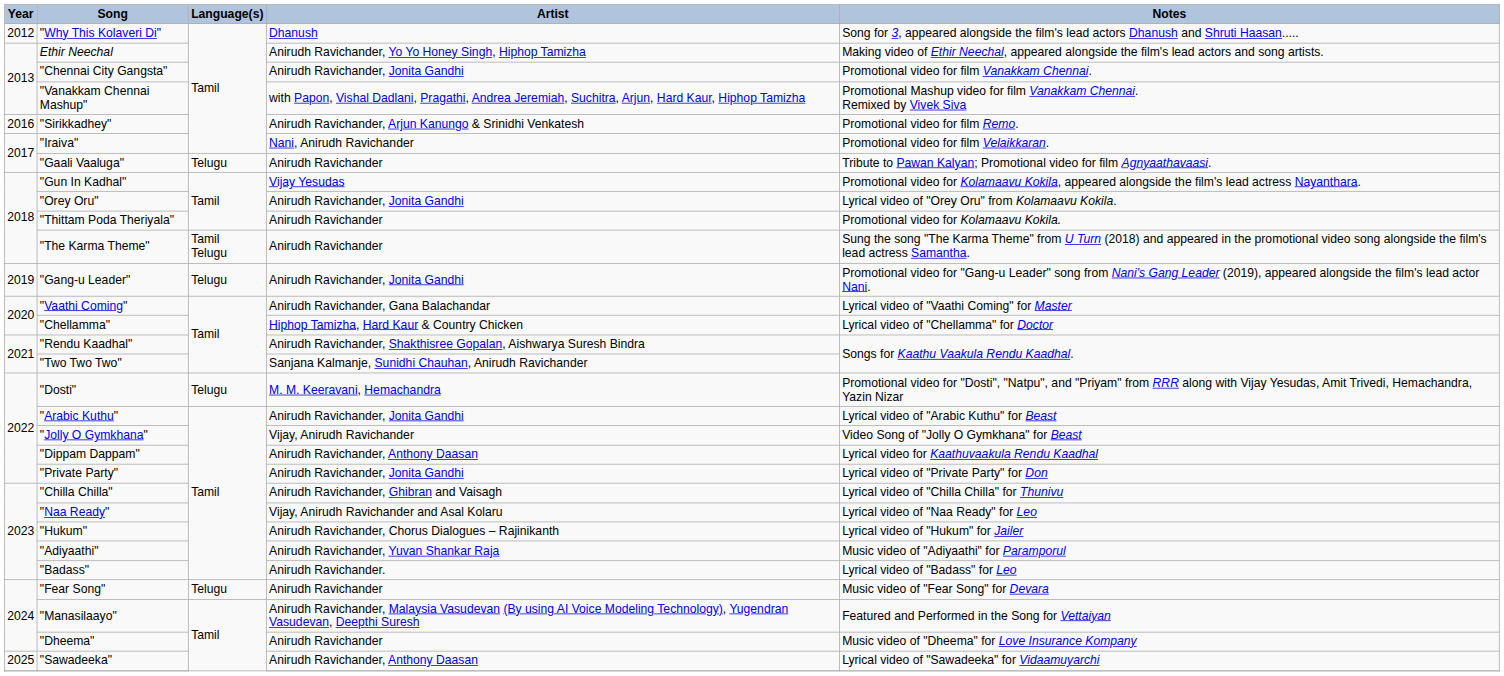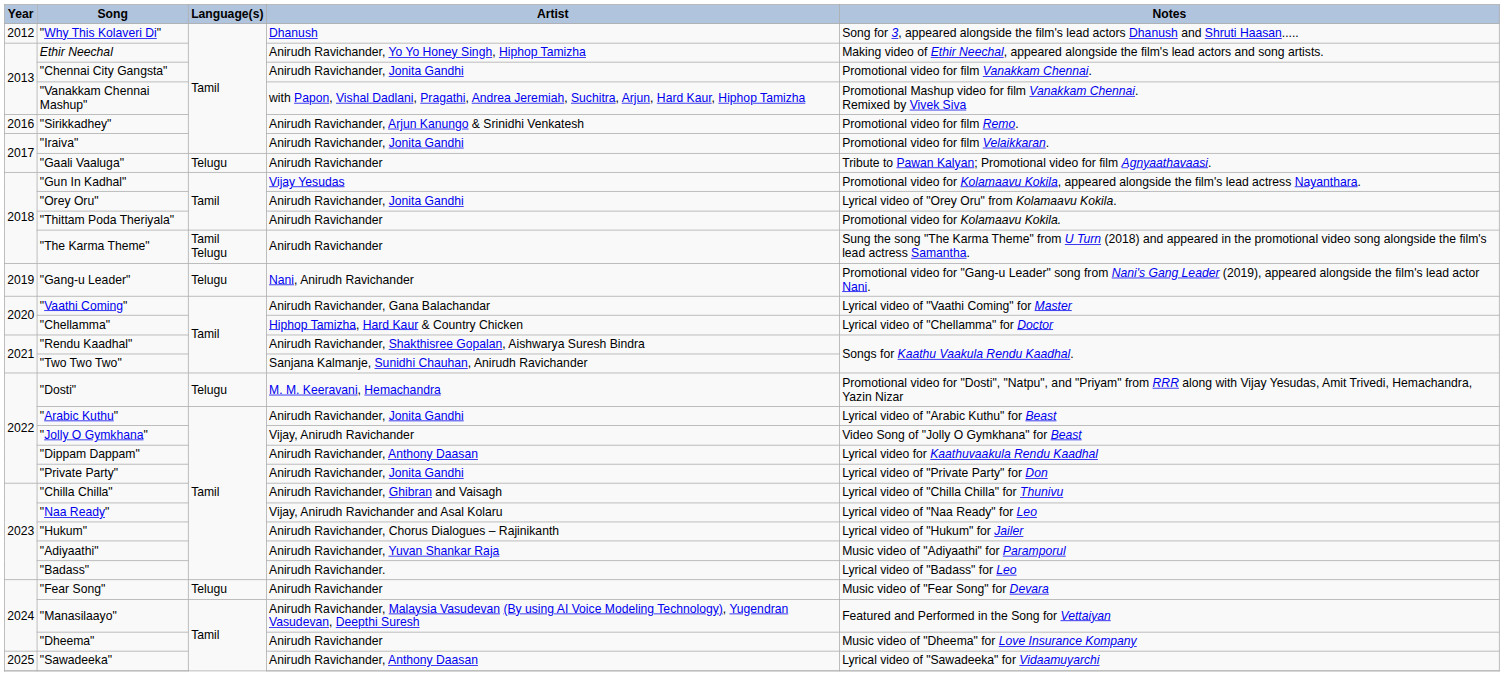(341, 143) Nani, Anirudh Ravichander -> (366, 143) Anirudh Ravichander, Jonita Gandhi
(366, 279) Anirudh Ravichander, Jonita Gandhi -> (341, 279) Nani, Anirudh Ravichander
